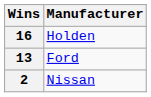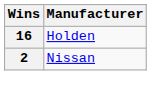- row: (24, 59)
